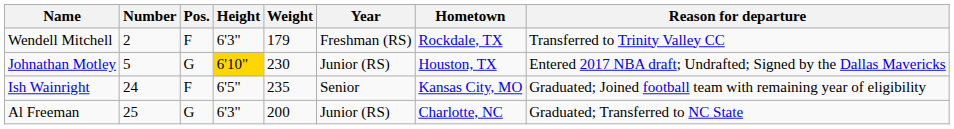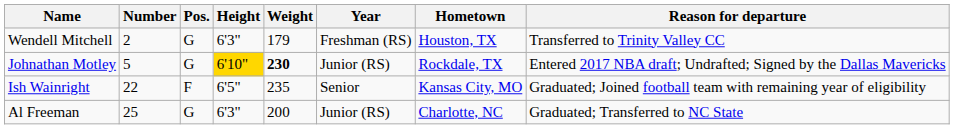(188, 40) F -> (189, 40) G
(460, 40) Rockdale, TX -> (458, 40) Houston, TX
(278, 64) normal -> (278, 64) bold
(458, 64) Houston, TX -> (460, 64) Rockdale, TX
(131, 87) 24 -> (131, 87) 22
